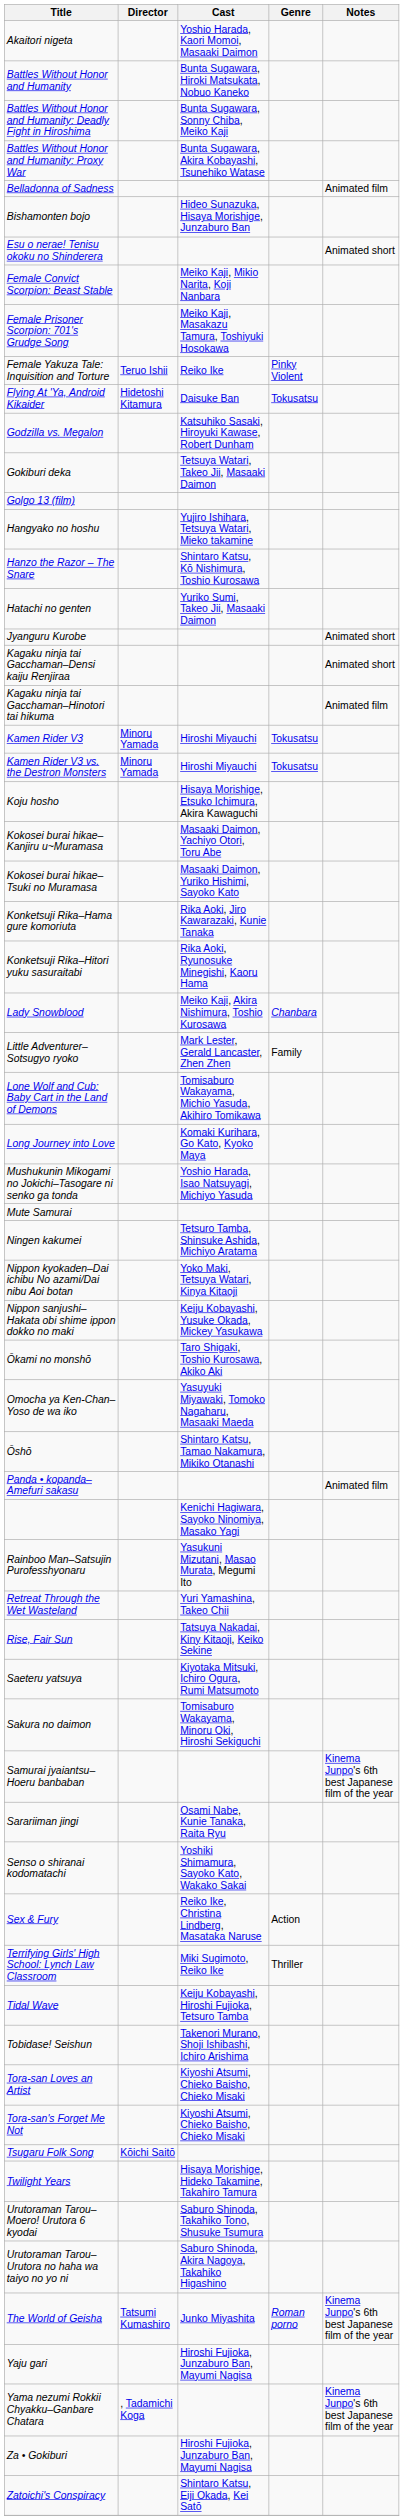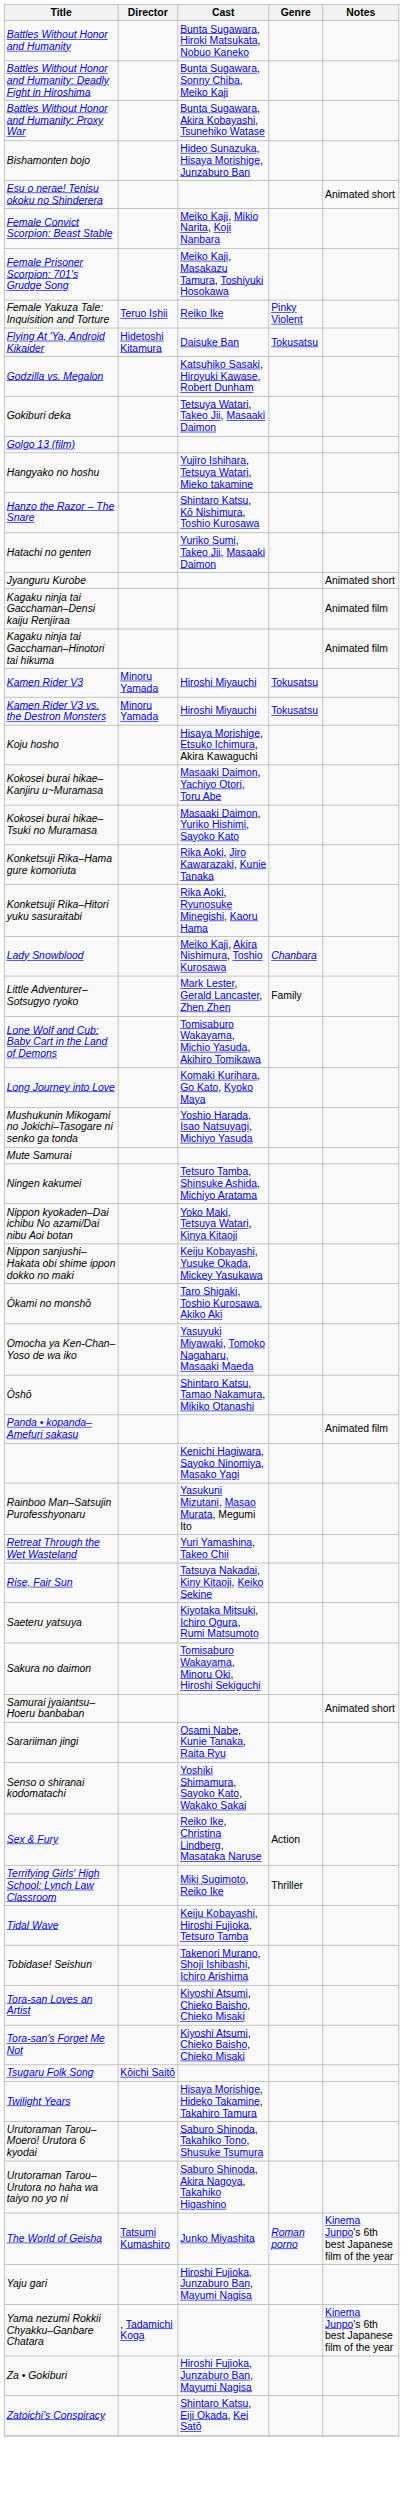- row: (40, 40)
- row: (60, 188)
(360, 665) Animated short -> (357, 609) Animated film
(359, 1776) Kinema Junpo's 6th best Japanese film of the year -> (360, 1708) Animated short
